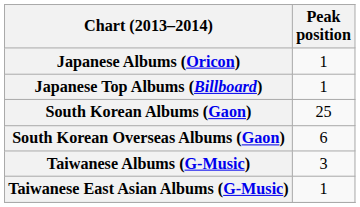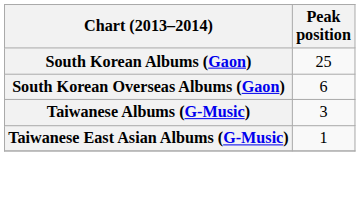- row: (148, 61)
- row: (148, 86)
